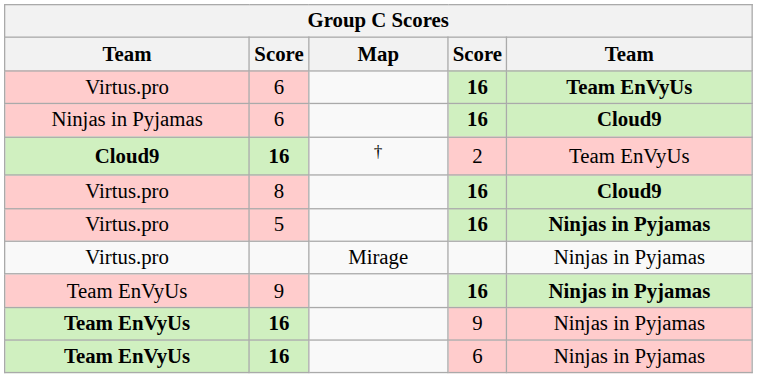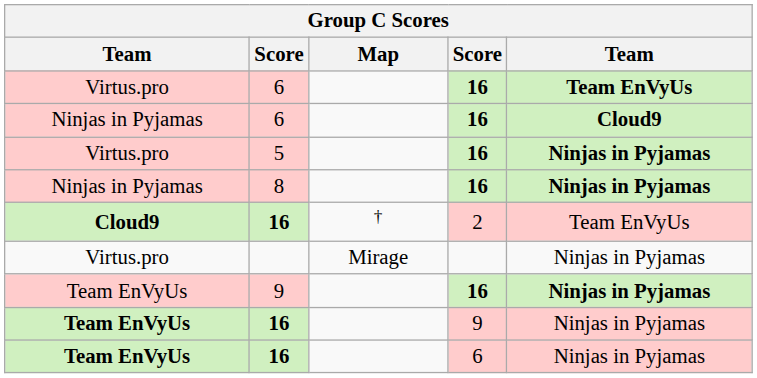rows swapped: (279, 155) <-> (279, 224)
(127, 191) Virtus.pro -> (127, 185) Ninjas in Pyjamas
(629, 191) Cloud9 -> (629, 185) Ninjas in Pyjamas
